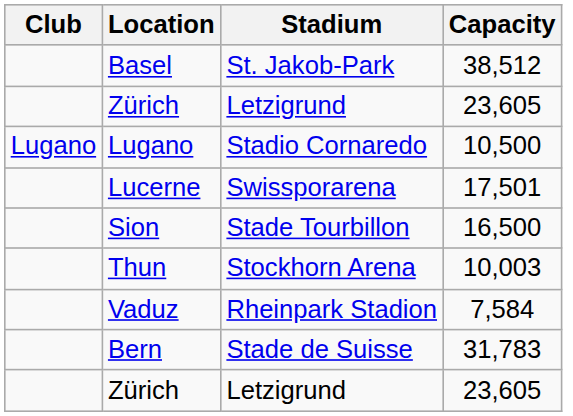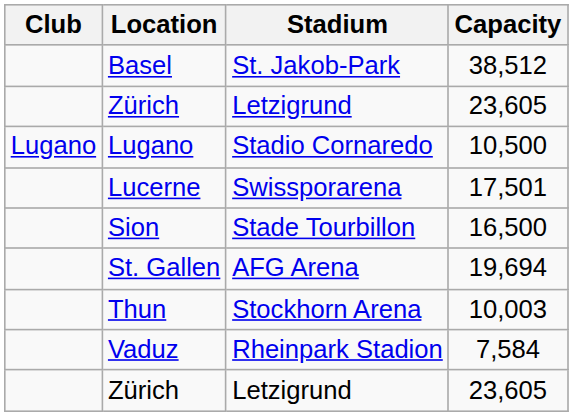+ row: (164, 268)
- row: (135, 349)
